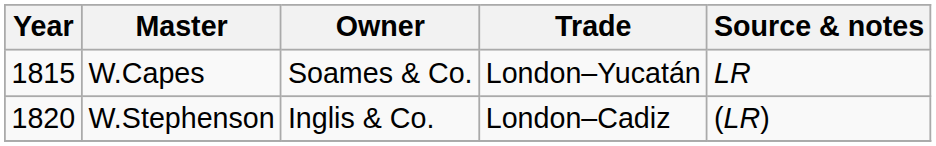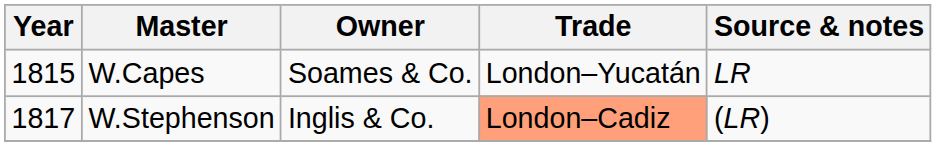(43, 118) 1820 -> (43, 118) 1817
(578, 118) no background -> (578, 118) lightsalmon background
